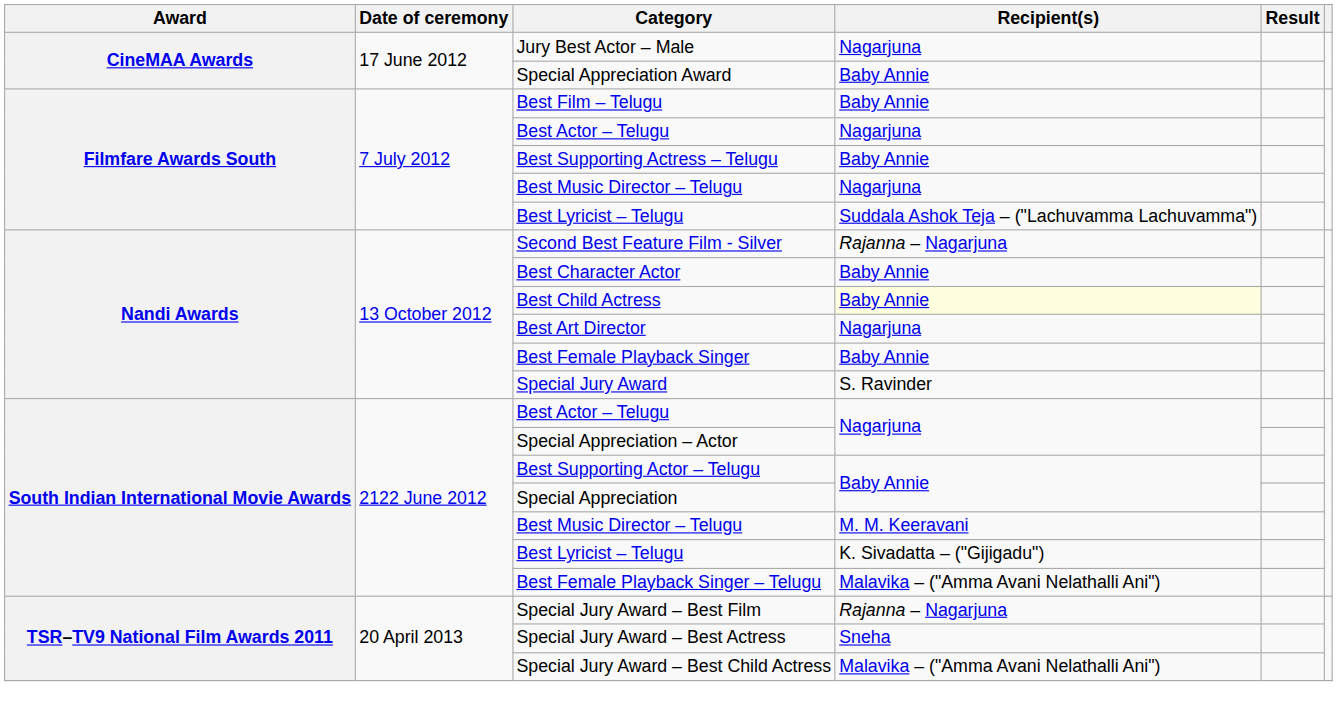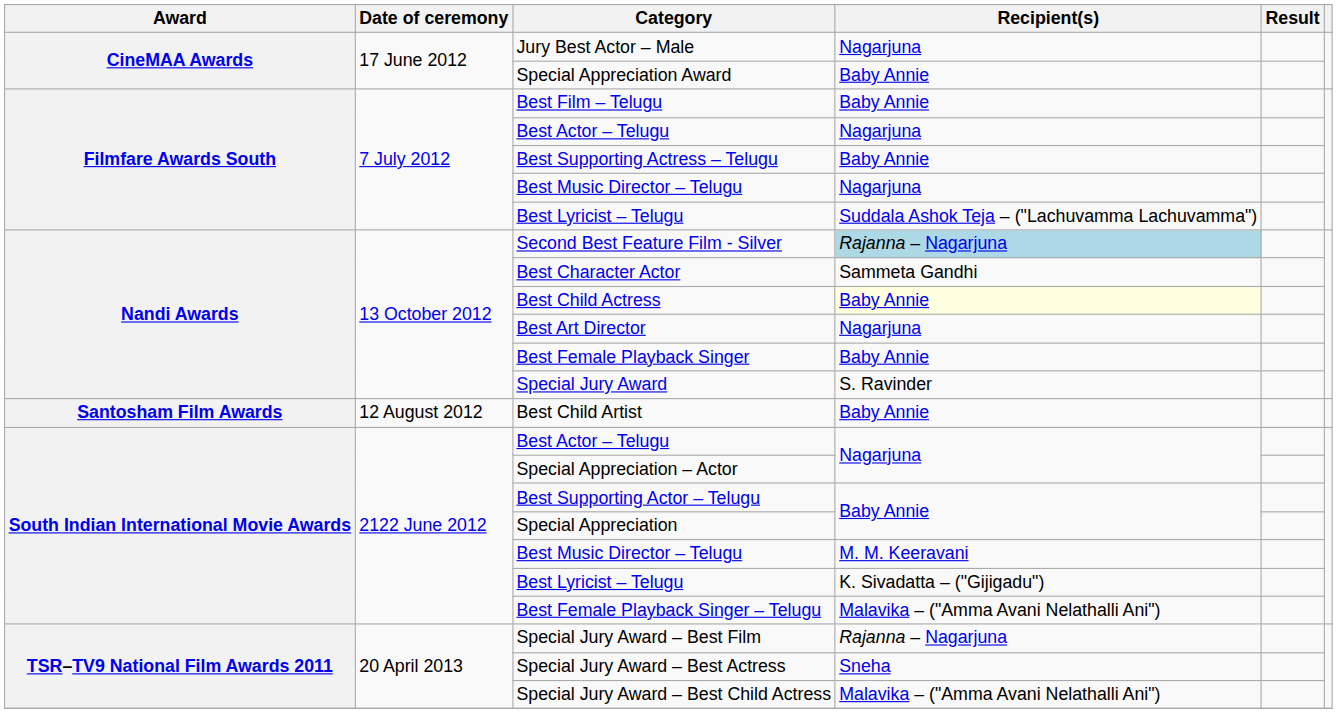(923, 243) no background -> (923, 243) lightblue background
(884, 272) Baby Annie -> (908, 272) Sammeta Gandhi
+ row: (180, 412)
